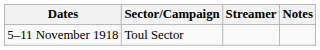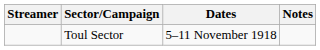columns swapped: (251, 14) <-> (63, 14)
